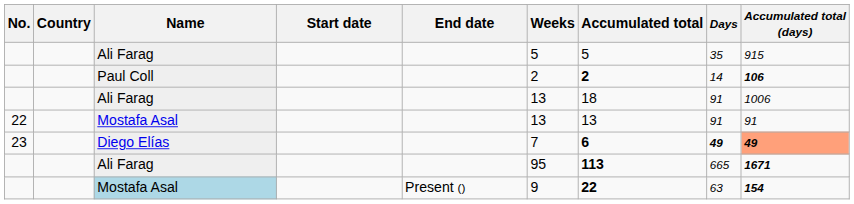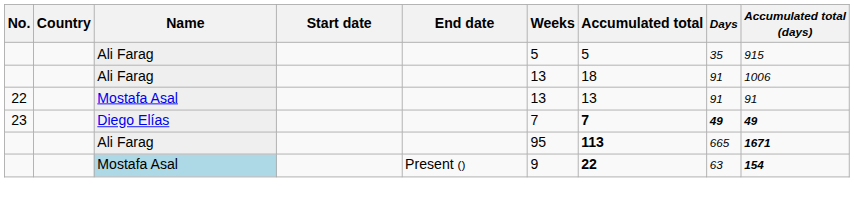- row: (19, 76)
(585, 143) 6 -> (585, 120) 7
(751, 143) lightsalmon background -> (751, 120) no background
